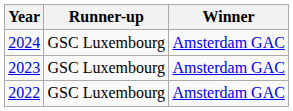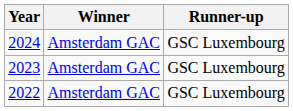columns swapped: (229, 17) <-> (106, 17)
